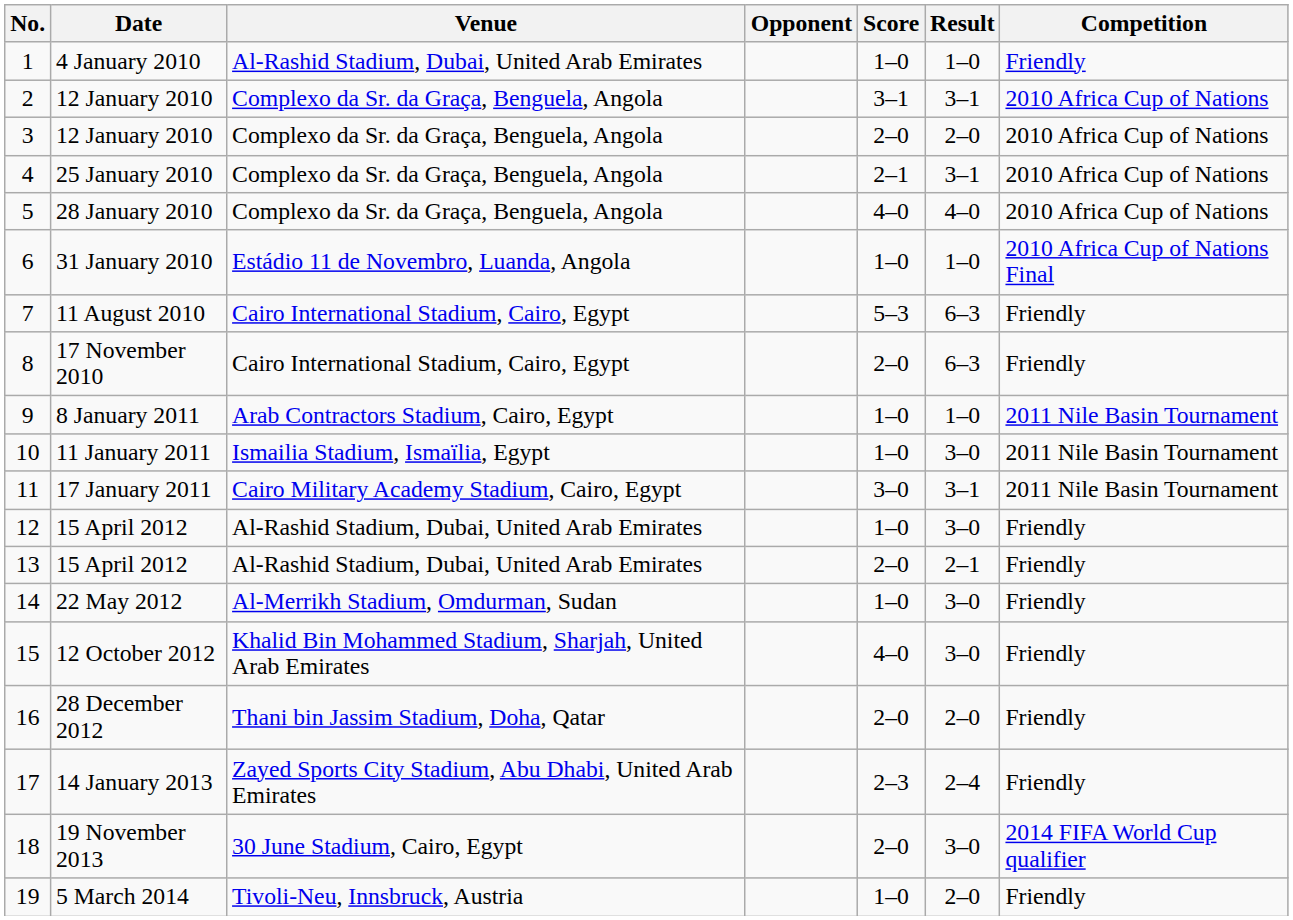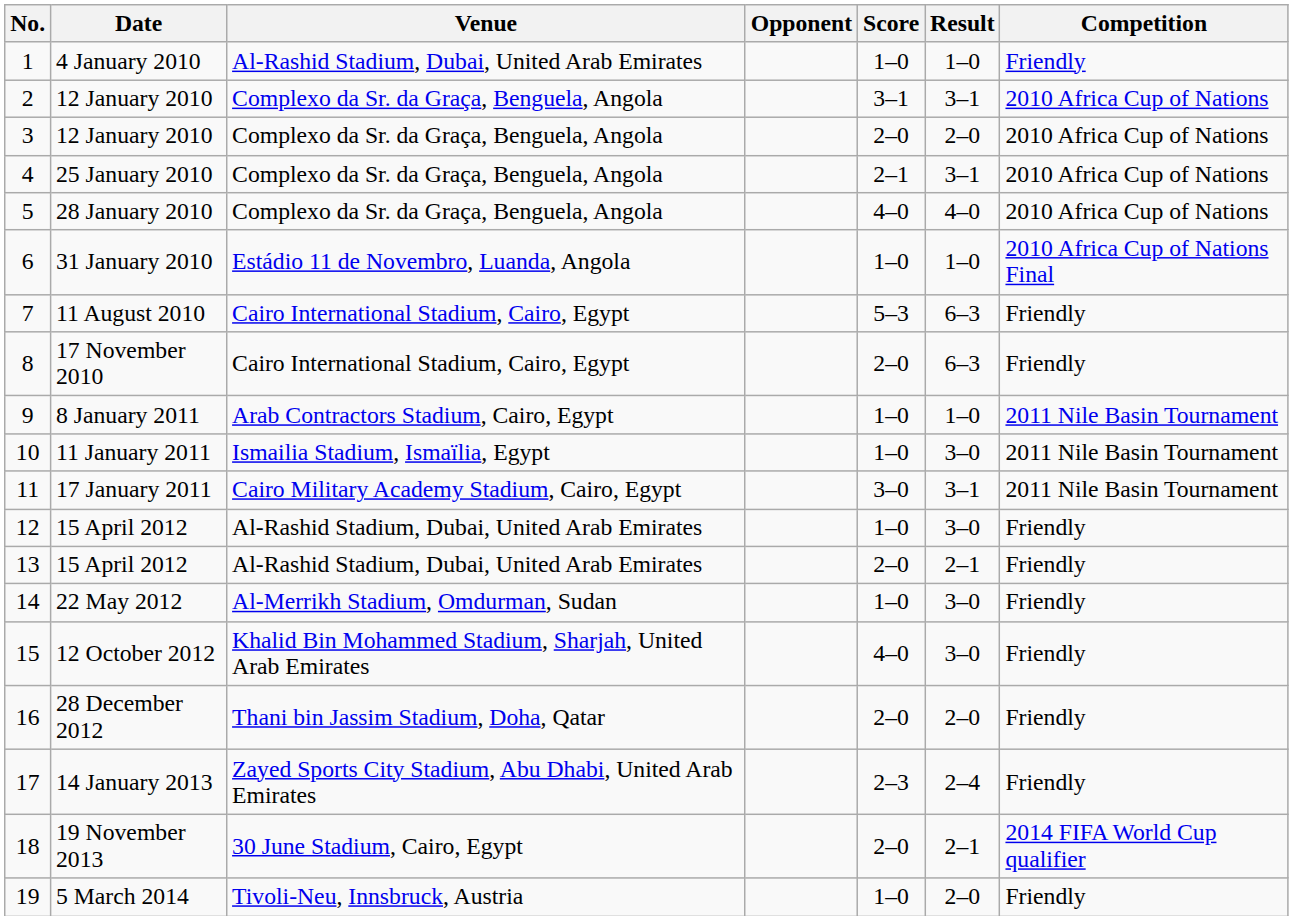(962, 845) 3–0 -> (962, 845) 2–1
